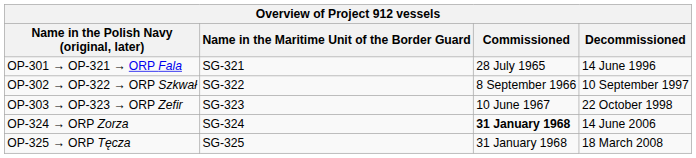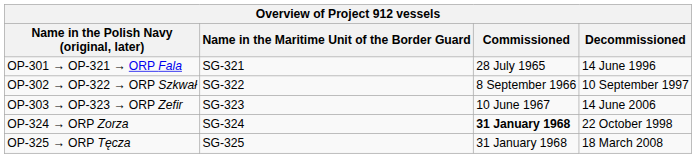(627, 104) 22 October 1998 -> (619, 104) 14 June 2006
(619, 124) 14 June 2006 -> (627, 124) 22 October 1998
